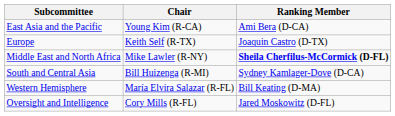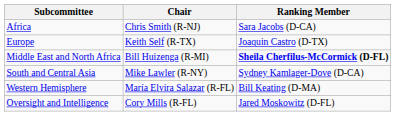+ row: (19, 27)
- row: (54, 27)
(166, 57) Mike Lawler (R-NY) -> (167, 57) Bill Huizenga (R-MI)
(167, 73) Bill Huizenga (R-MI) -> (166, 73) Mike Lawler (R-NY)
